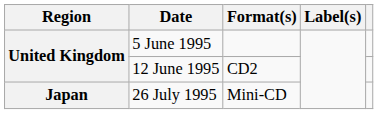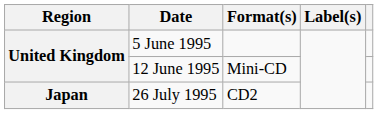(242, 69) CD2 -> (257, 69) Mini-CD
(257, 95) Mini-CD -> (242, 95) CD2
